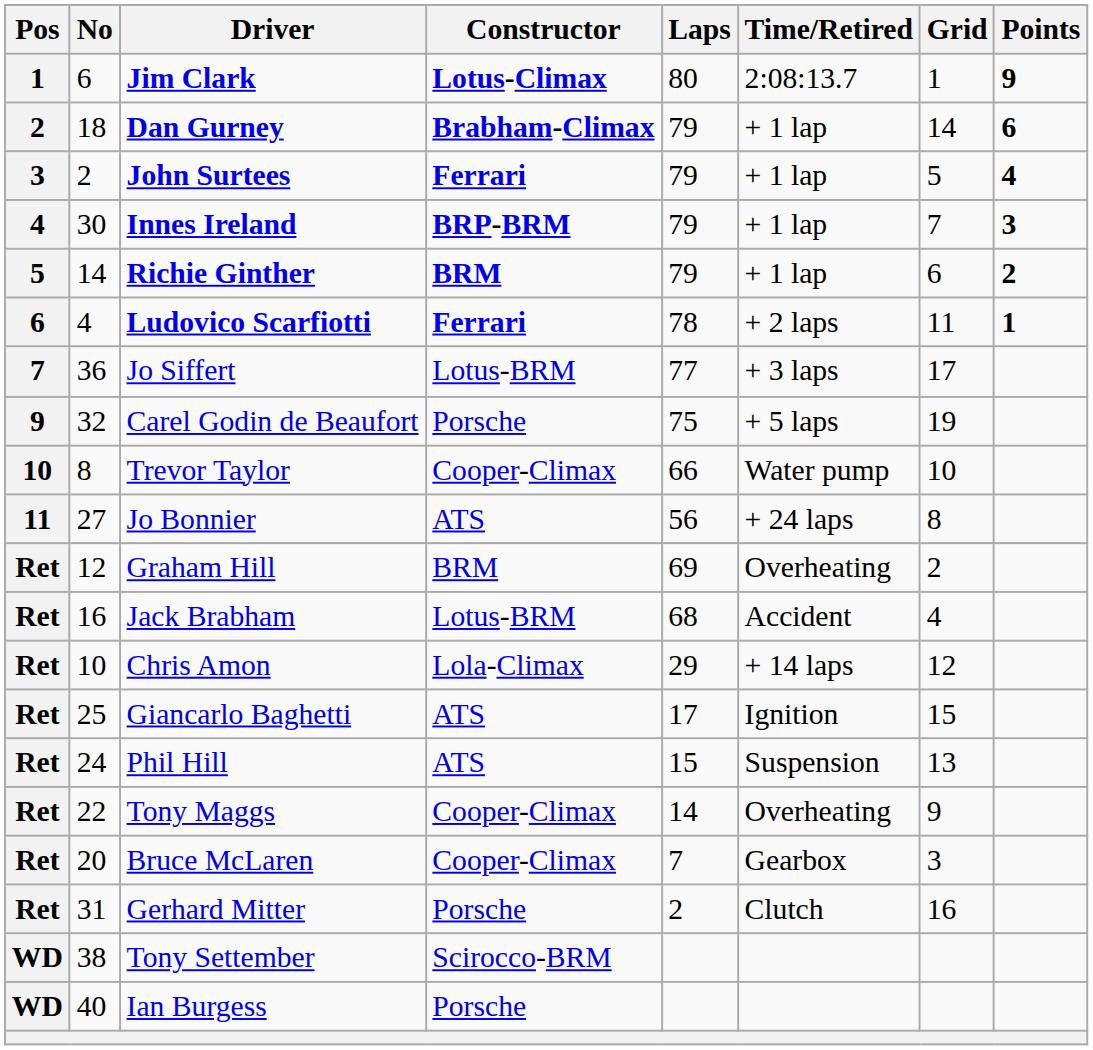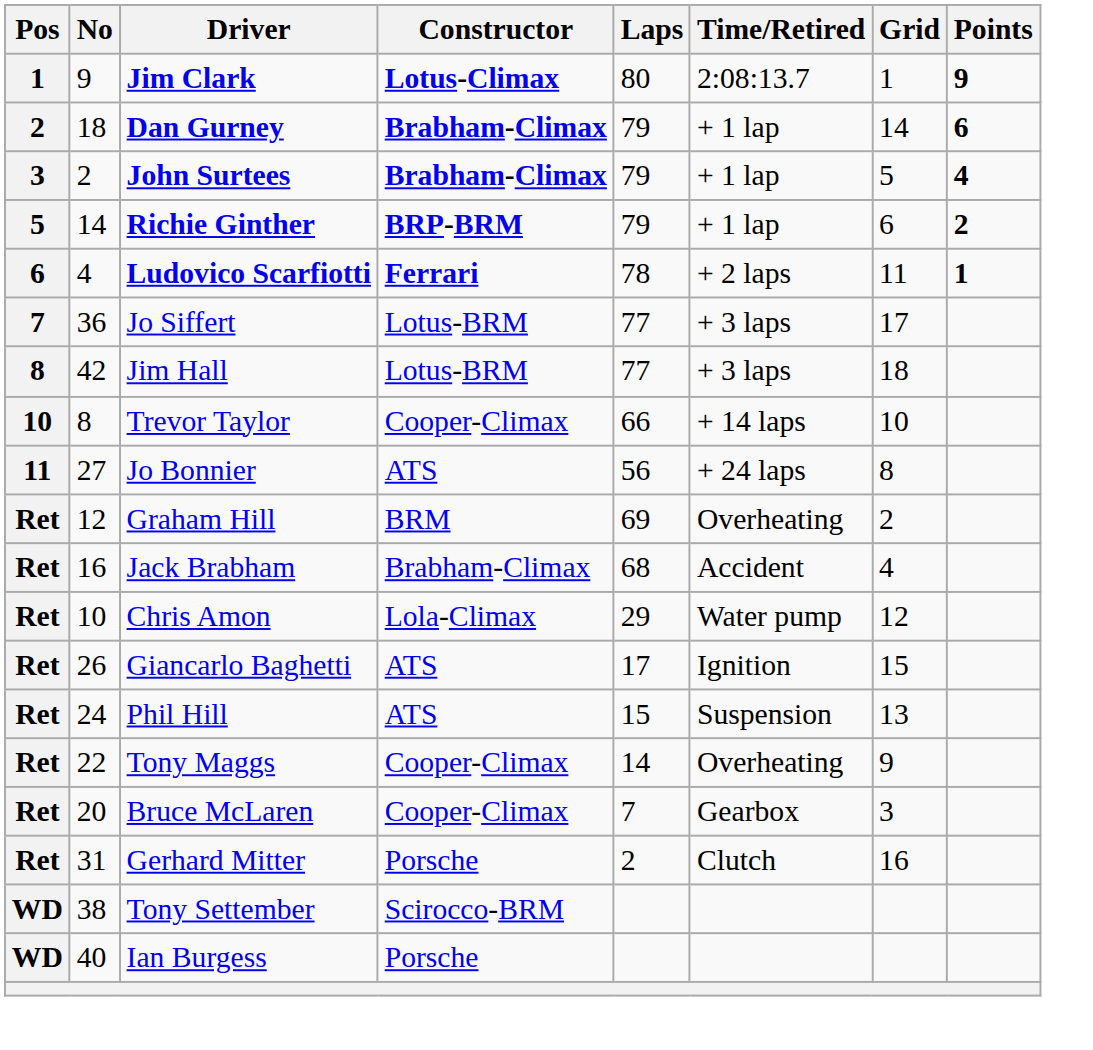(84, 77) 6 -> (84, 77) 9
(479, 175) Ferrari -> (496, 175) Brabham-Climax
- row: (212, 224)
(467, 273) BRM -> (454, 224) BRP-BRM
+ row: (177, 371)
- row: (273, 420)
(817, 468) Water pump -> (751, 420) + 14 laps
(504, 615) Lotus-BRM -> (488, 566) Brabham-Climax
(799, 664) + 14 laps -> (769, 615) Water pump
(91, 713) 25 -> (91, 664) 26
